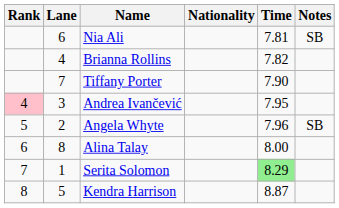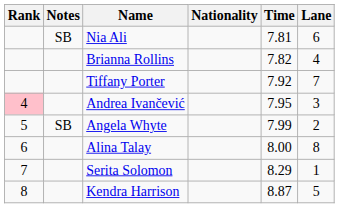columns swapped: (62, 15) <-> (315, 15)
(276, 81) 7.90 -> (279, 81) 7.92
(276, 125) 7.96 -> (279, 125) 7.99
(276, 170) lightgreen background -> (279, 170) no background
